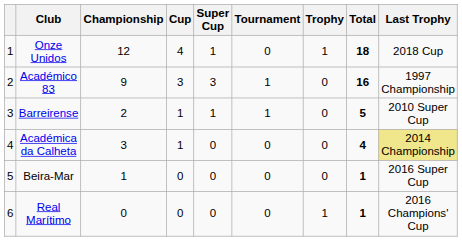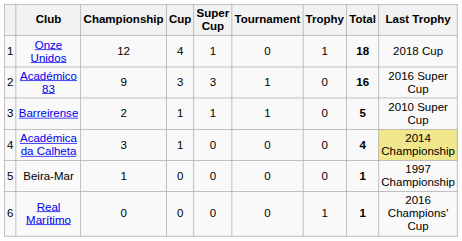(418, 82) 1997 Championship -> (418, 82) 2016 Super Cup
(418, 176) 2016 Super Cup -> (418, 176) 1997 Championship
